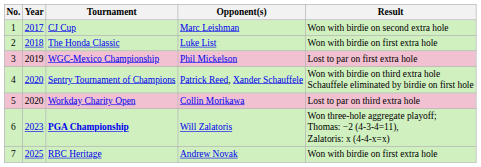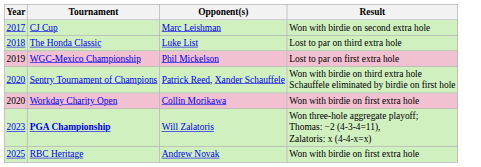- column: (13, 12)
(373, 43) Won with birdie on first extra hole -> (346, 43) Lost to par on third extra hole
(364, 101) Lost to par on third extra hole -> (354, 101) Won with birdie on first extra hole
